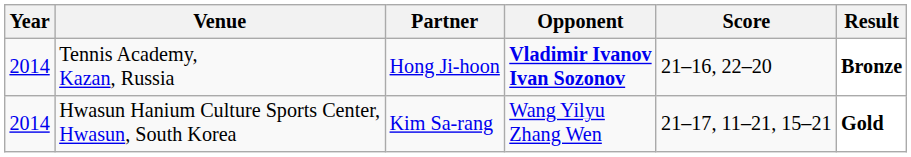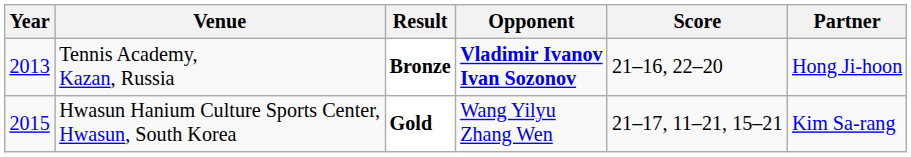columns swapped: (445, 21) <-> (872, 21)
(30, 66) 2014 -> (30, 66) 2013
(30, 123) 2014 -> (30, 123) 2015
